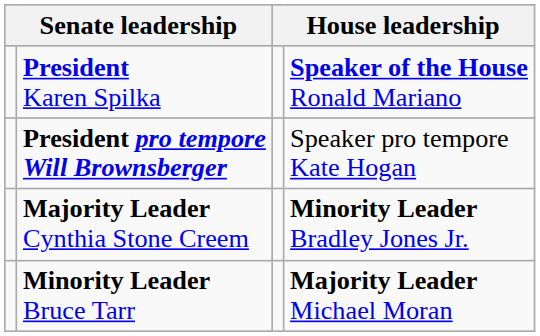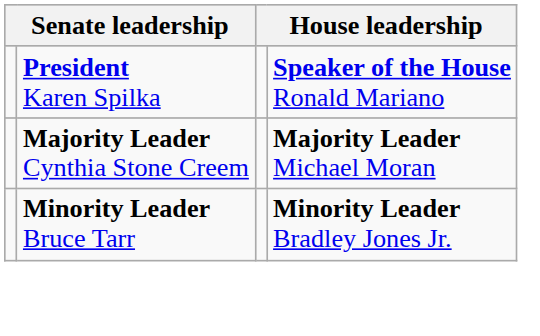- row: (144, 152)
(384, 223) Minority Leader Bradley Jones Jr. -> (367, 152) Majority Leader Michael Moran
(384, 295) Majority Leader Michael Moran -> (367, 223) Minority Leader Bradley Jones Jr.
